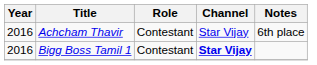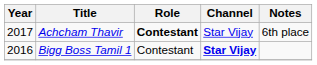(20, 32) 2016 -> (20, 32) 2017
(165, 32) normal -> (167, 32) bold
